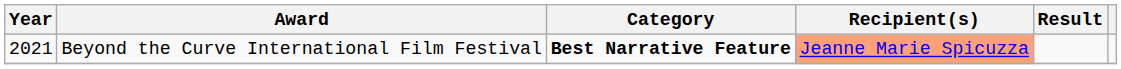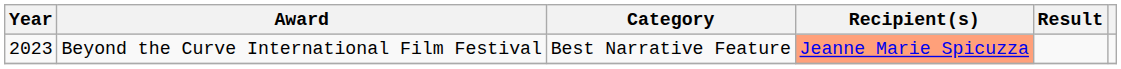(31, 49) 2021 -> (31, 49) 2023
(671, 49) bold -> (671, 49) normal
